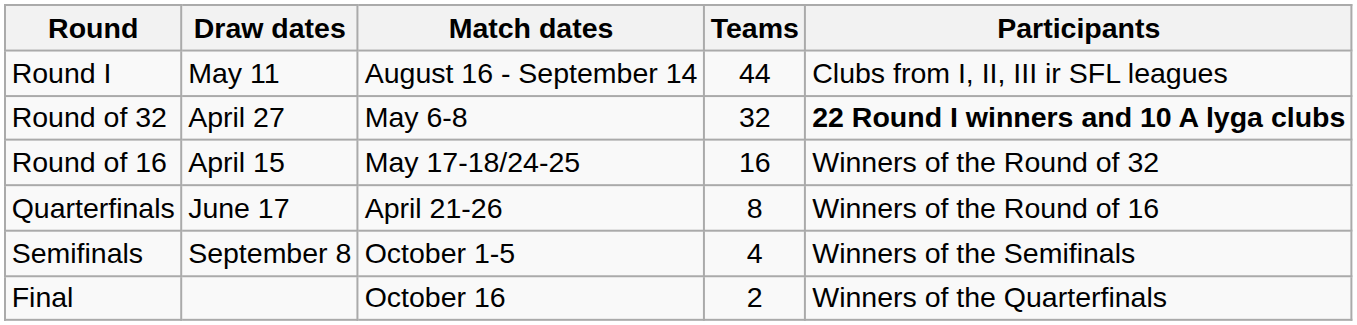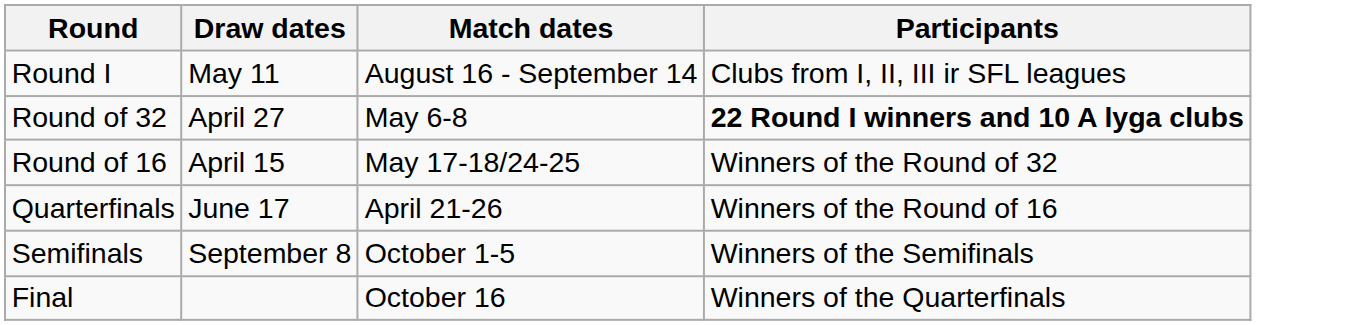- column: (755, 28)
